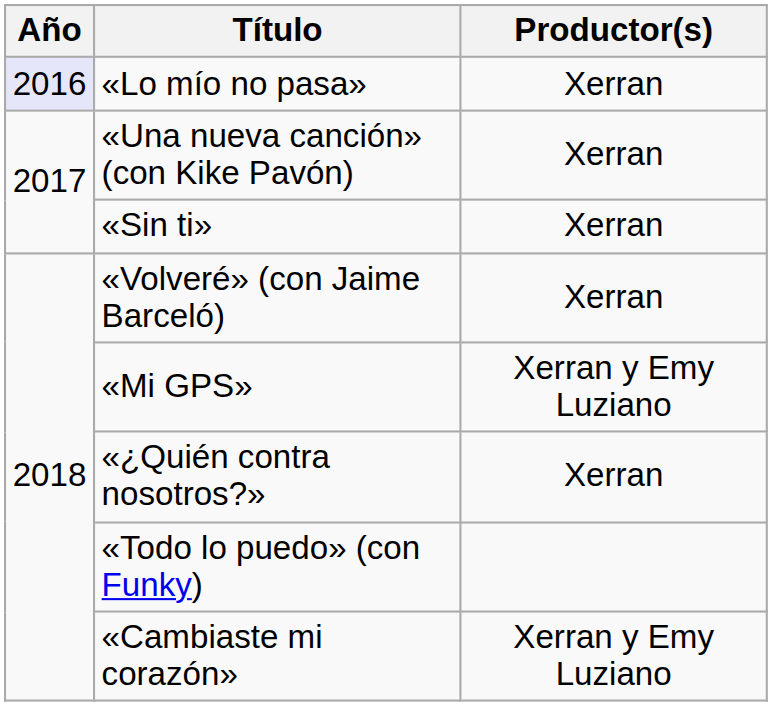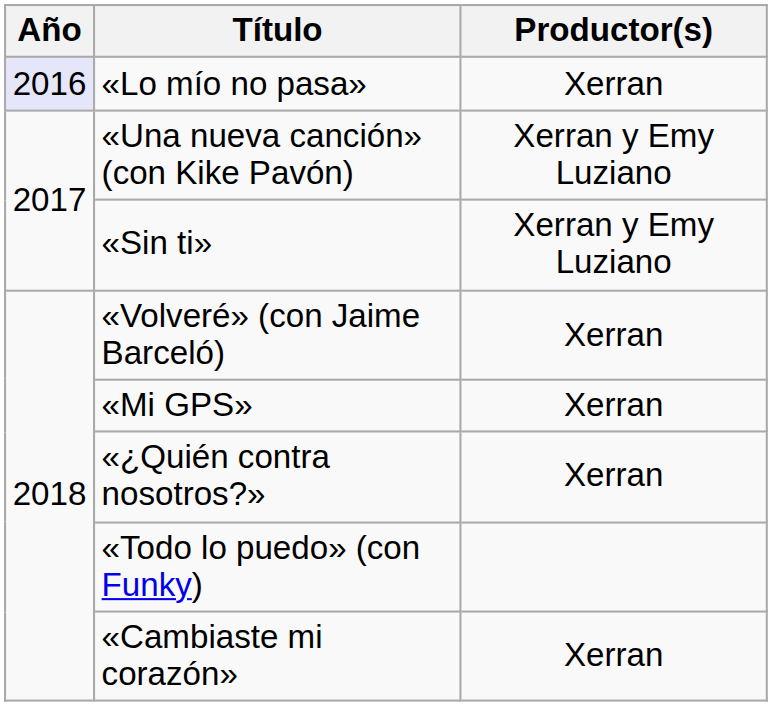(614, 154) Xerran -> (614, 154) Xerran y Emy Luziano
(614, 225) Xerran -> (614, 244) Xerran y Emy Luziano
(614, 386) Xerran y Emy Luziano -> (614, 405) Xerran
(614, 655) Xerran y Emy Luziano -> (614, 655) Xerran
